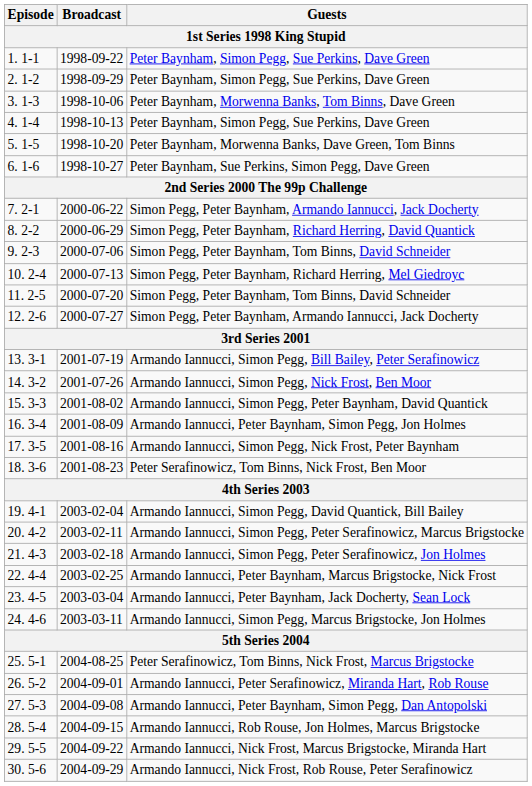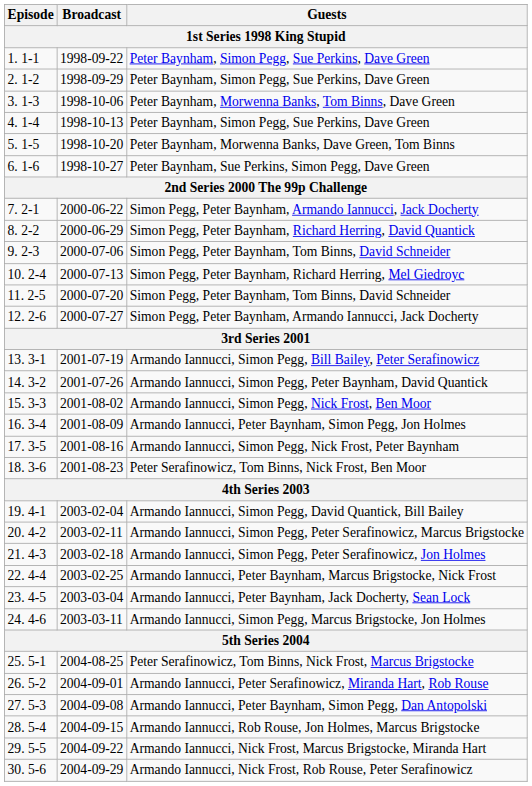(280, 381) Armando Iannucci, Simon Pegg, Nick Frost, Ben Moor -> (309, 381) Armando Iannucci, Simon Pegg, Peter Baynham, David Quantick
(309, 403) Armando Iannucci, Simon Pegg, Peter Baynham, David Quantick -> (280, 403) Armando Iannucci, Simon Pegg, Nick Frost, Ben Moor
